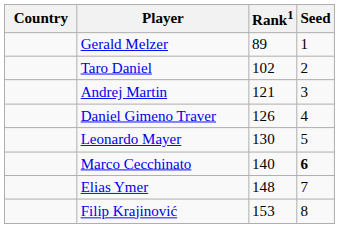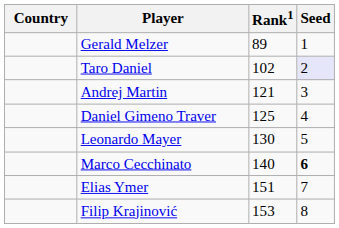(304, 68) no background -> (304, 68) lavender background
(263, 115) 126 -> (263, 115) 125
(263, 187) 148 -> (263, 187) 151
